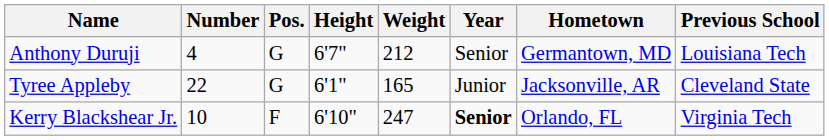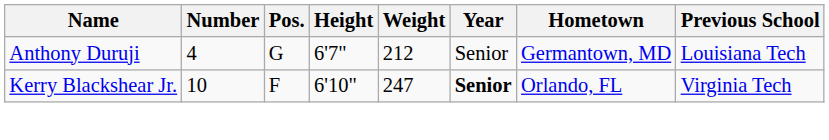- row: (70, 85)
